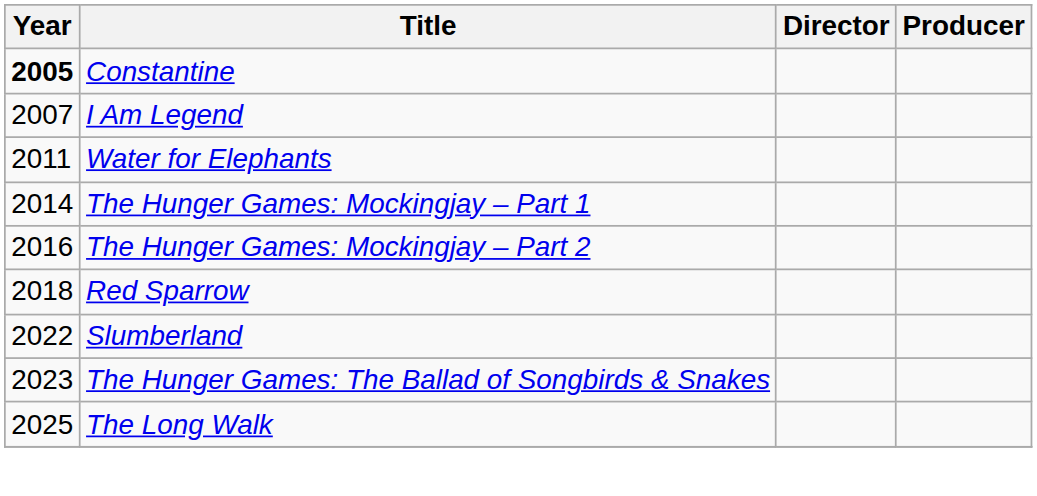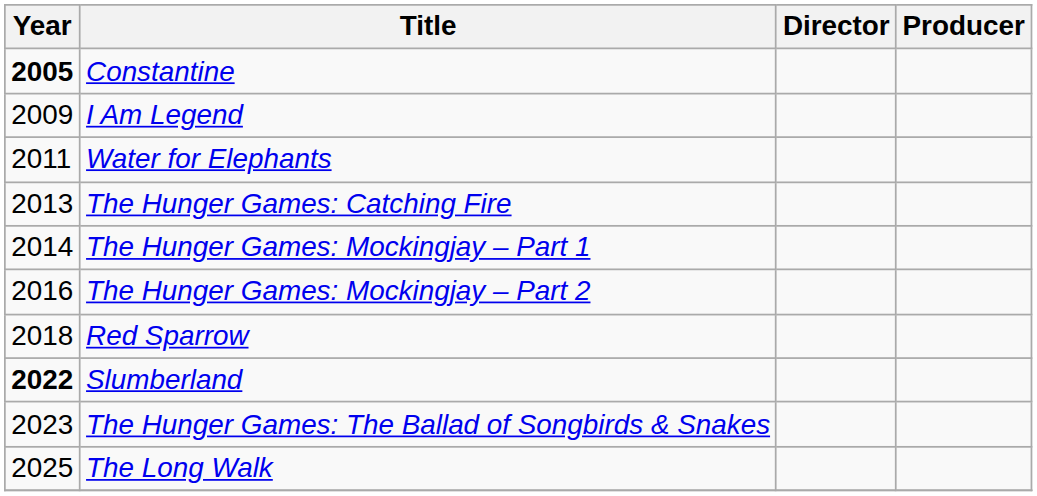(42, 114) 2007 -> (42, 114) 2009
+ row: (299, 203)
(42, 335) normal -> (42, 379) bold
